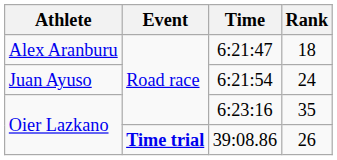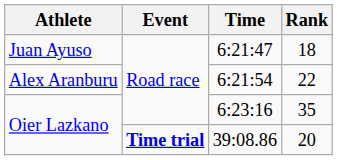(63, 49) Alex Aranburu -> (50, 49) Juan Ayuso
(50, 79) Juan Ayuso -> (63, 79) Alex Aranburu
(307, 79) 24 -> (307, 79) 22
(307, 140) 26 -> (307, 140) 20
